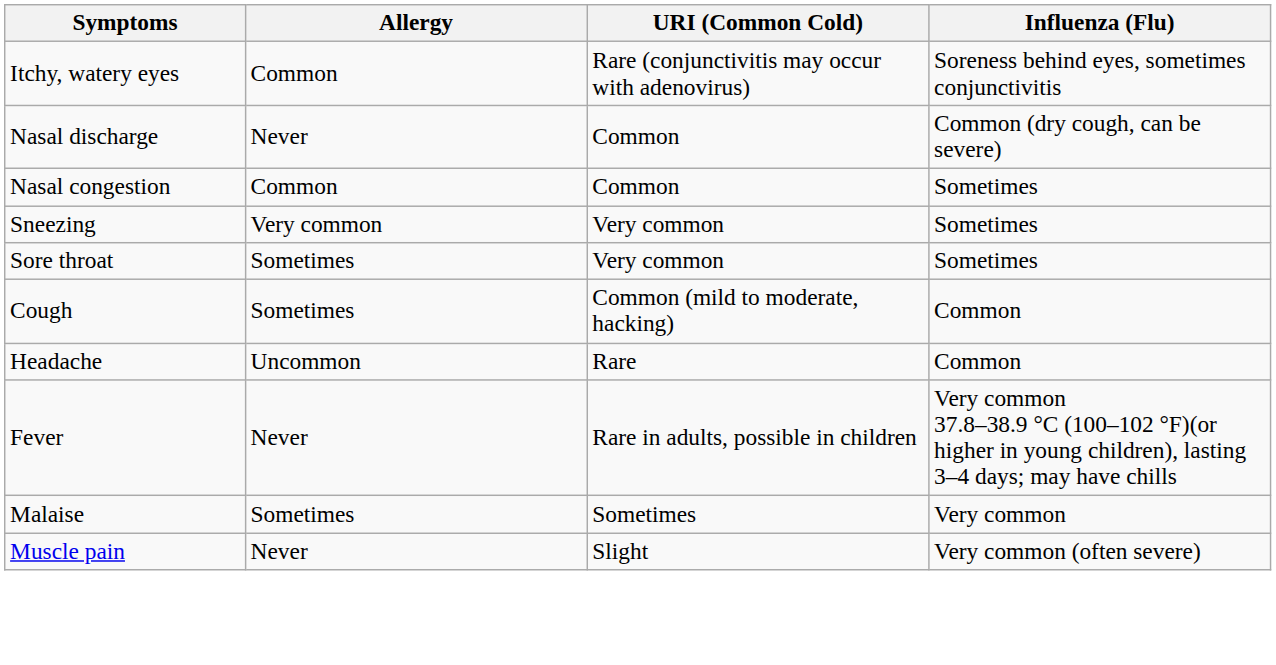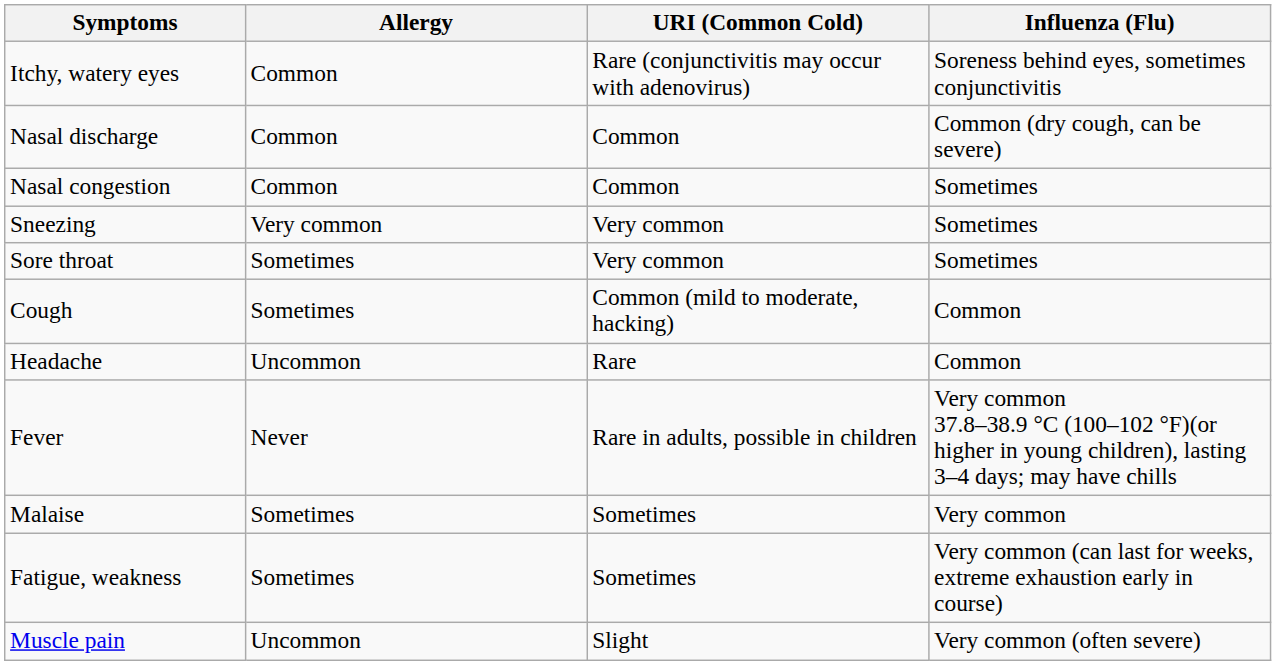(279, 136) Never -> (294, 136) Common
+ row: (96, 577)
(279, 551) Never -> (306, 640) Uncommon
